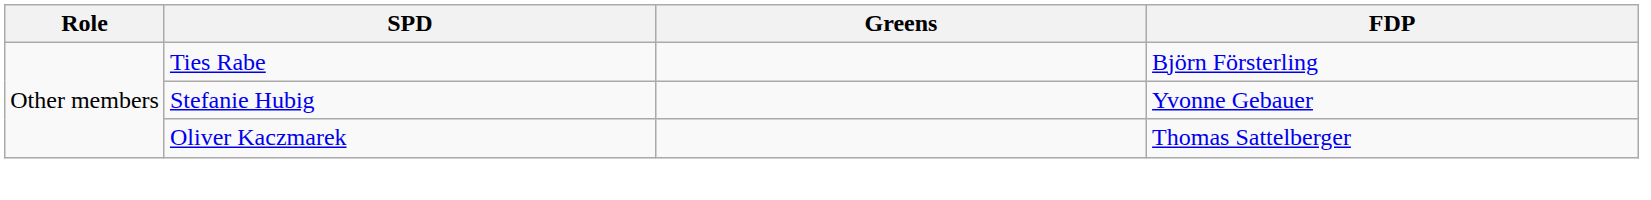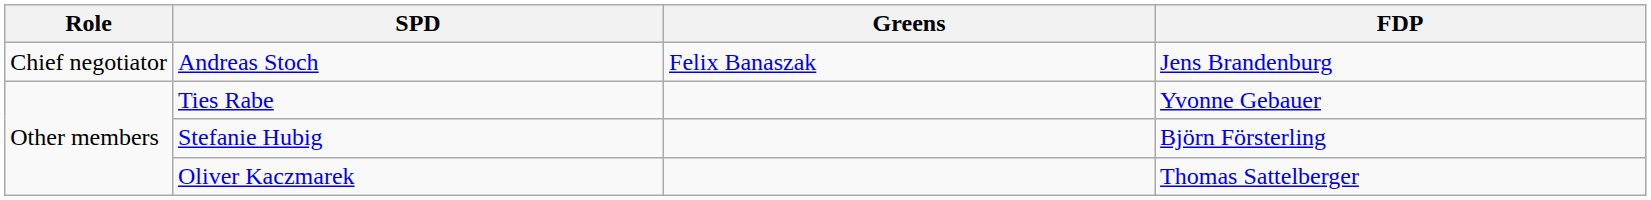+ row: (248, 61)
(1235, 61) Björn Försterling -> (1241, 99) Yvonne Gebauer
(1233, 99) Yvonne Gebauer -> (1243, 137) Björn Försterling
